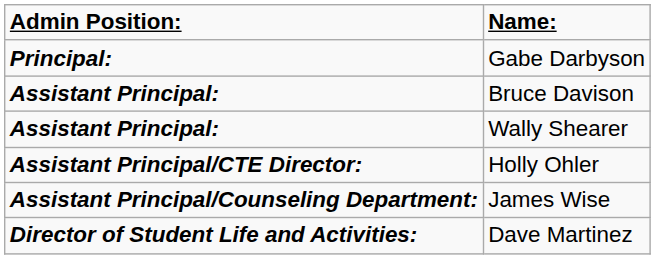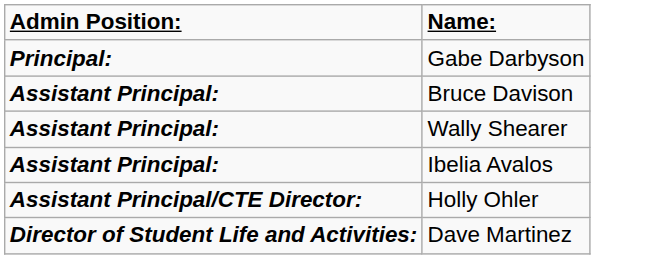+ row: (490, 164)
- row: (549, 199)
